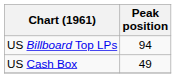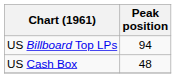(145, 63) 49 -> (145, 63) 48
